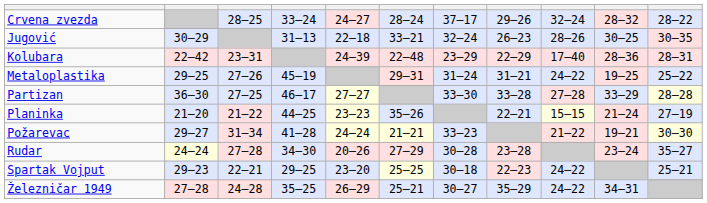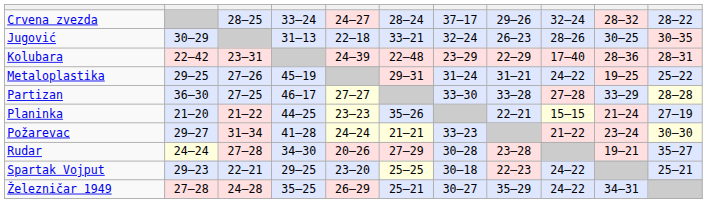(621, 133) 19–21 -> (621, 133) 23–24
(621, 151) 23–24 -> (621, 151) 19–21
